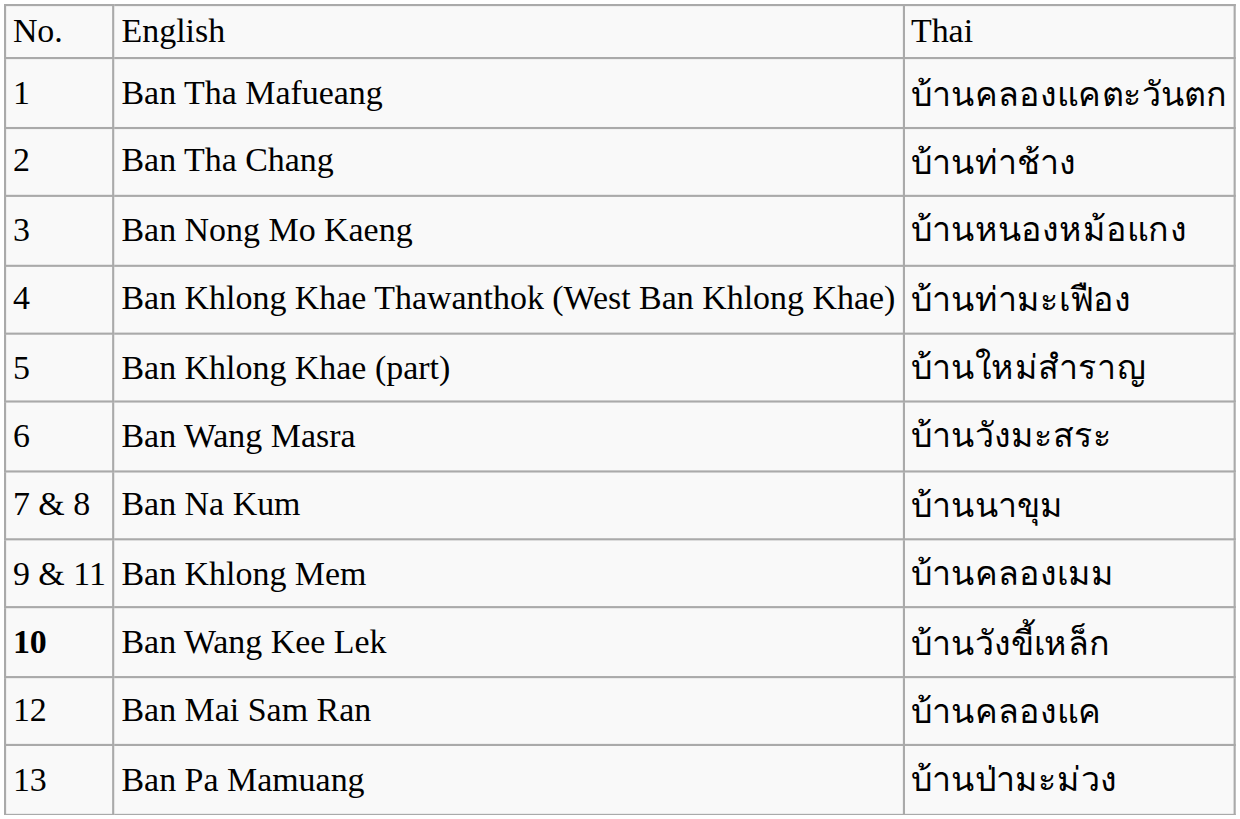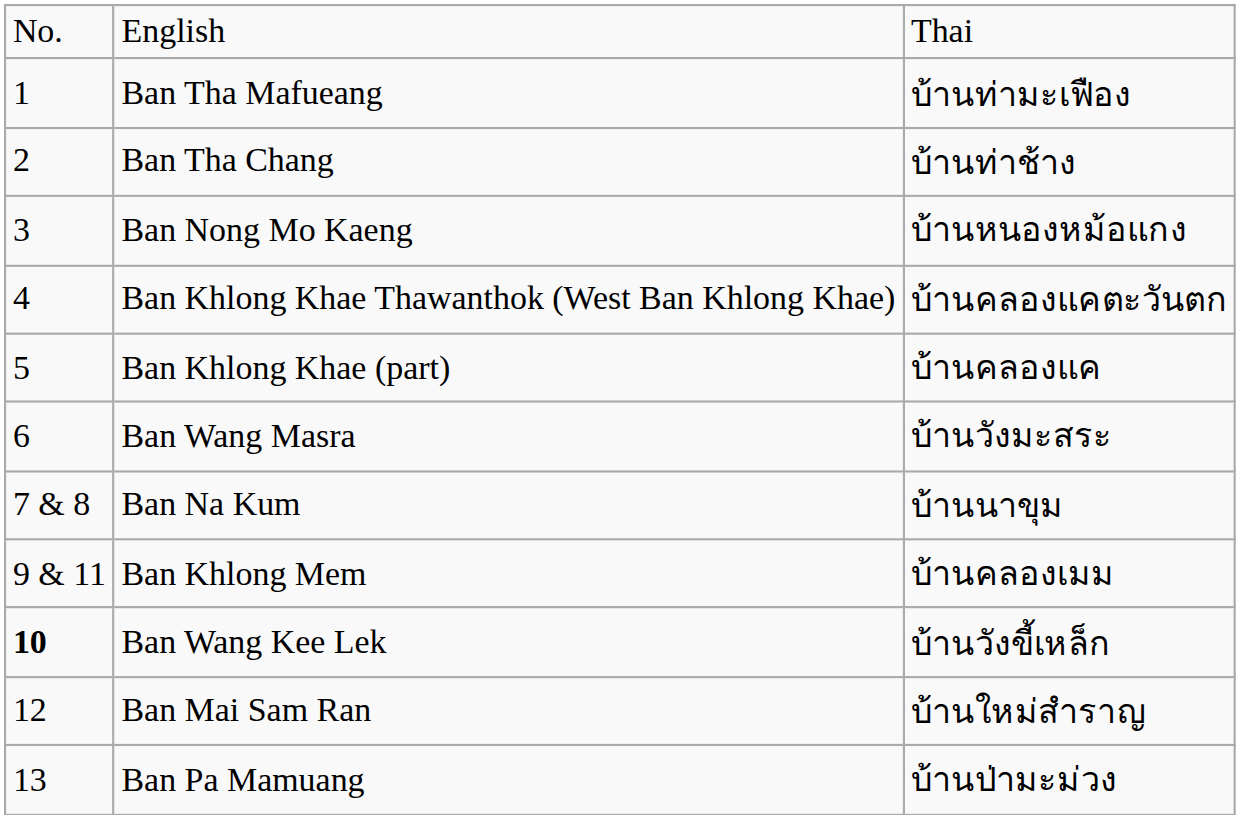(1069, 93) บ้านคลองแคตะวันตก -> (1021, 93) บ้านท่ามะเฟือง
(1021, 299) บ้านท่ามะเฟือง -> (1069, 299) บ้านคลองแคตะวันตก
(1029, 368) บ้านใหม่สำราญ -> (1006, 368) บ้านคลองแค
(1006, 711) บ้านคลองแค -> (1029, 711) บ้านใหม่สำราญ
